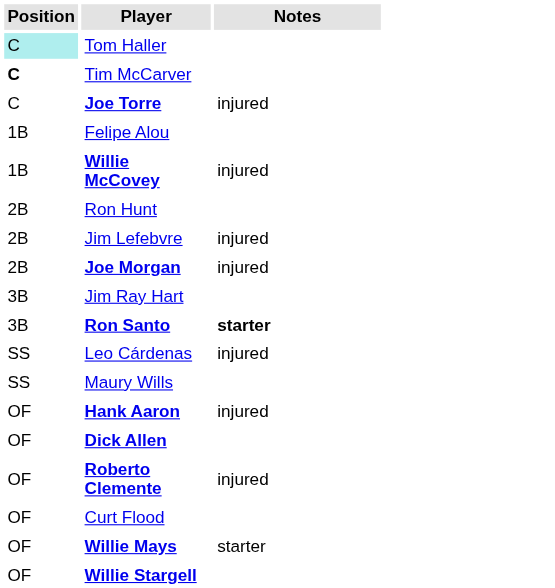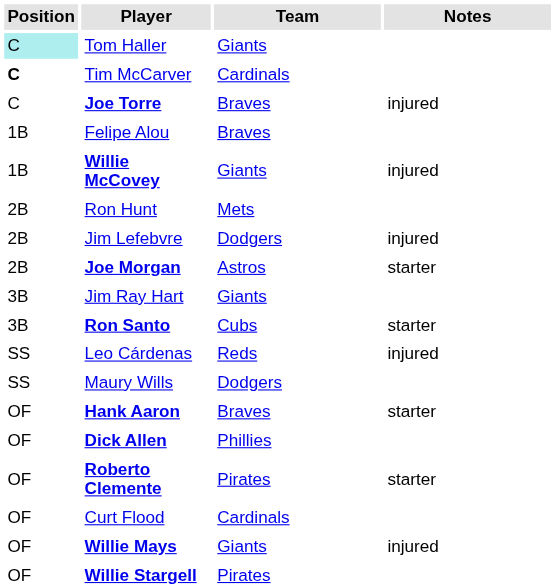+ column: (297, 17)
(243, 267) injured -> (412, 267) starter
(244, 325) bold -> (412, 325) normal
(243, 411) injured -> (412, 411) starter
(243, 479) injured -> (412, 479) starter
(242, 546) starter -> (413, 546) injured
